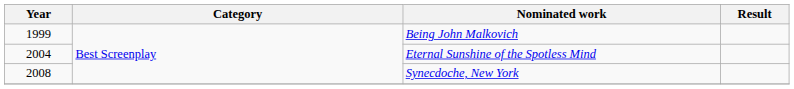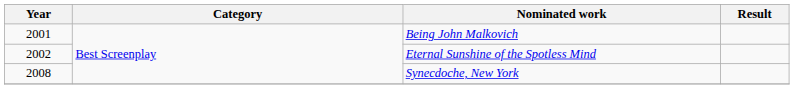(38, 34) 1999 -> (38, 34) 2001
(38, 53) 2004 -> (38, 53) 2002
